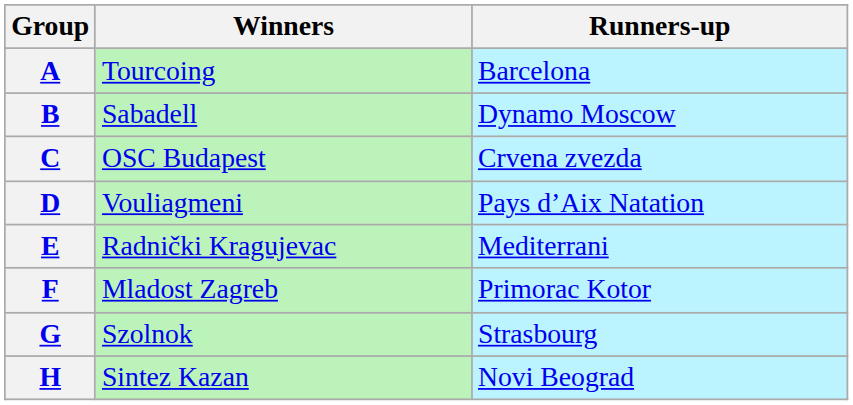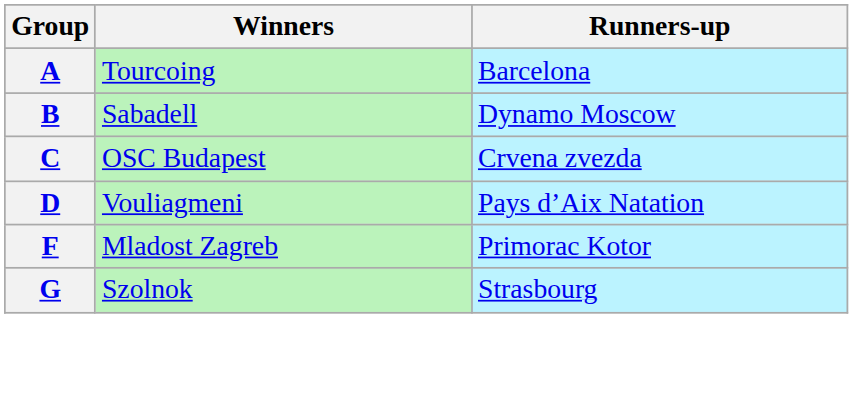- row: (50, 245)
- row: (50, 377)
